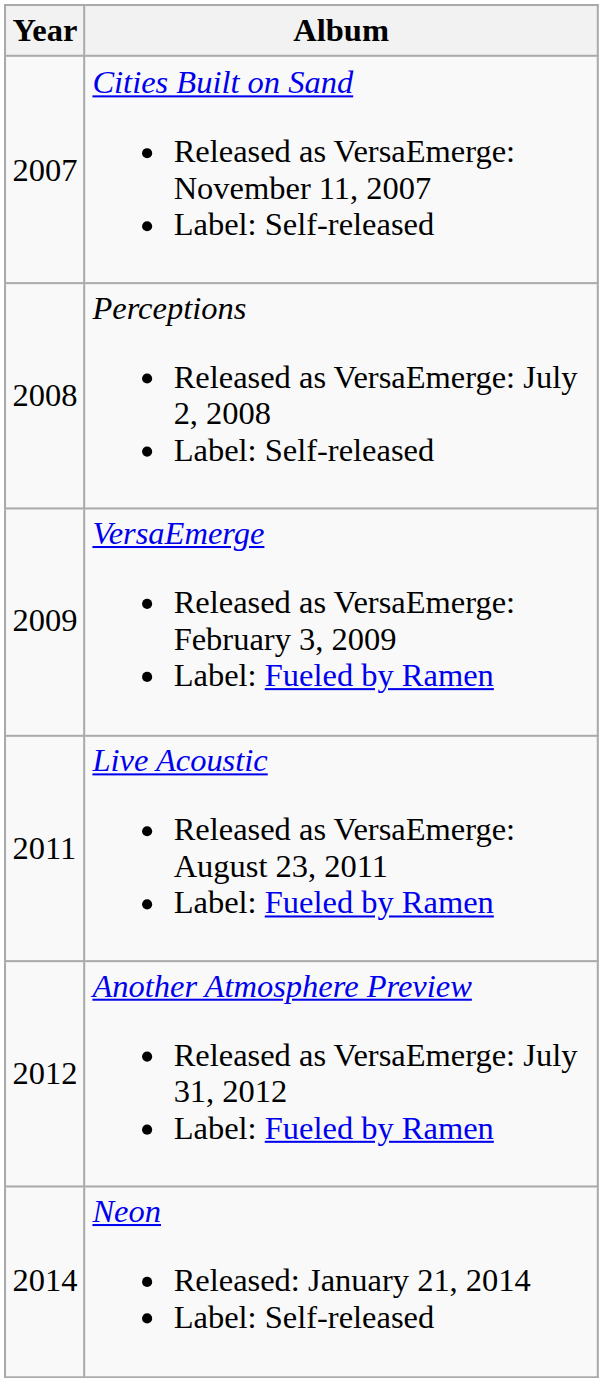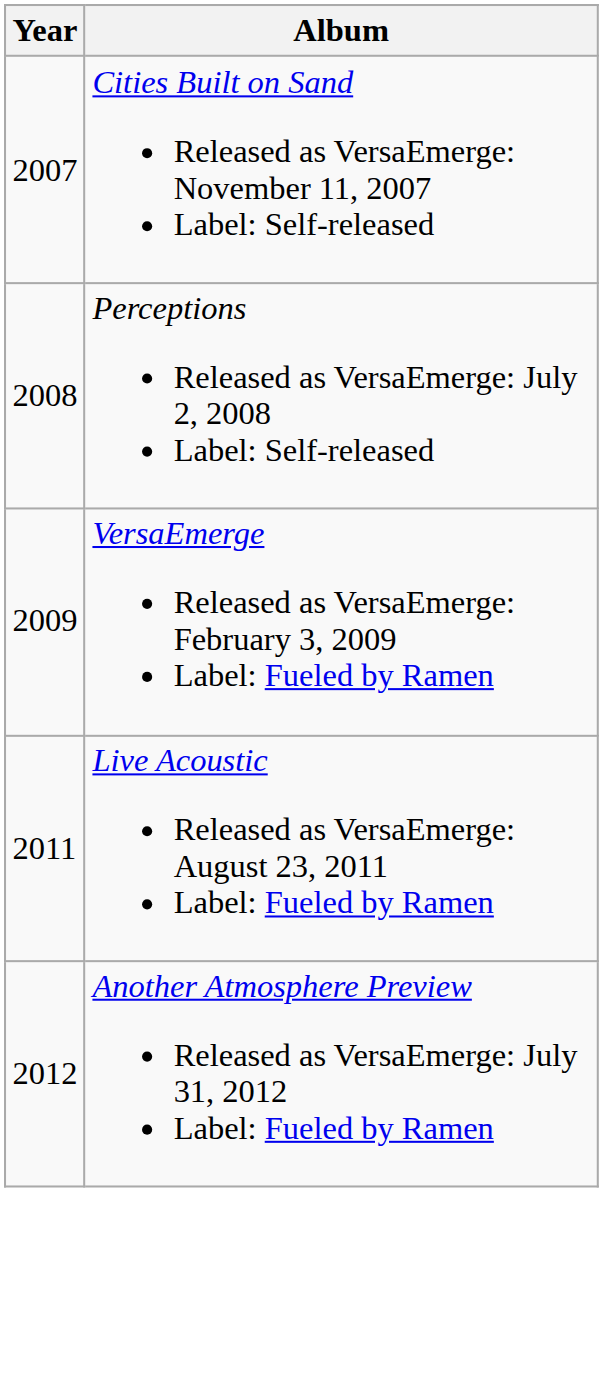- row: (341, 1266)
